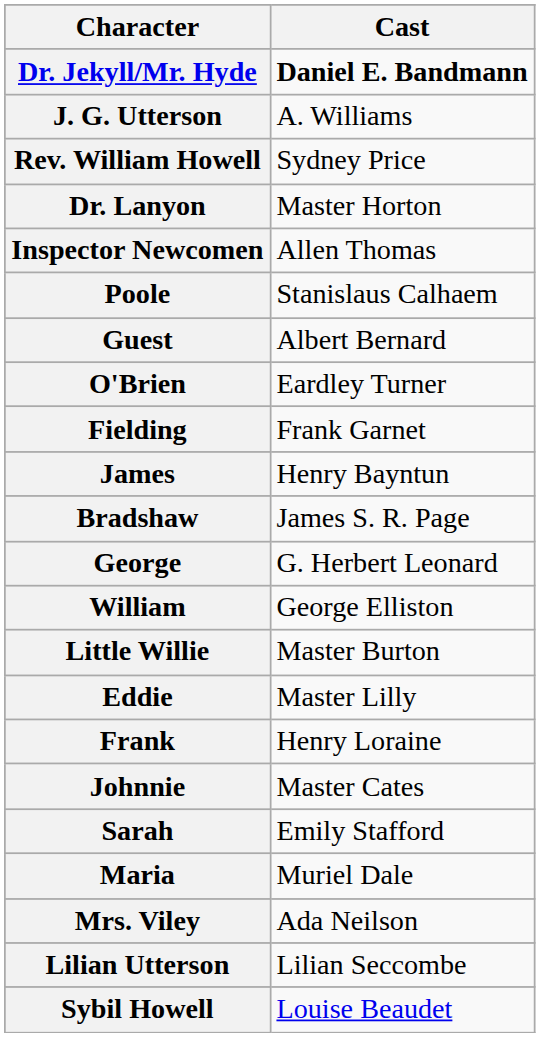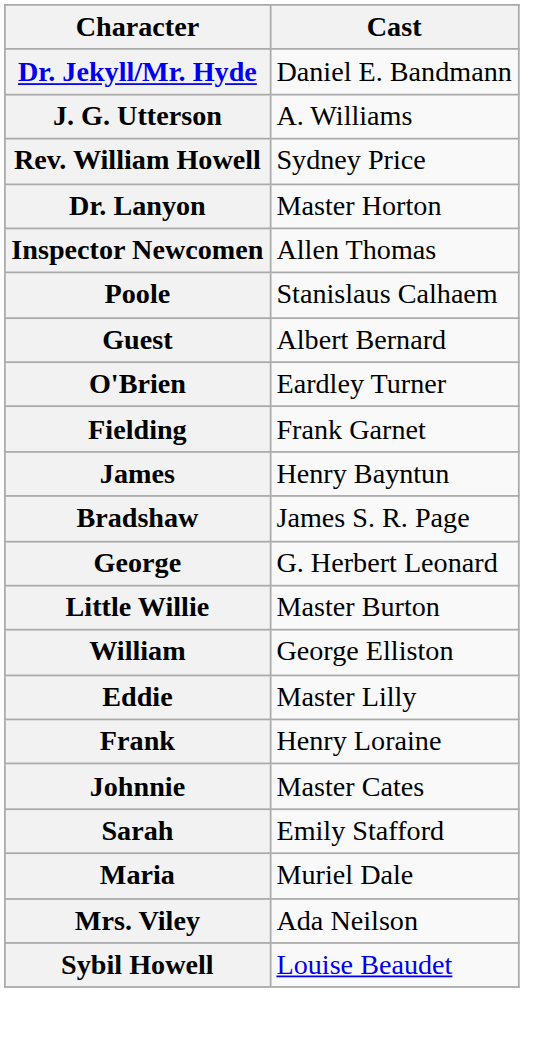(402, 71) bold -> (394, 71) normal
rows swapped: (137, 607) <-> (137, 652)
- row: (137, 964)
